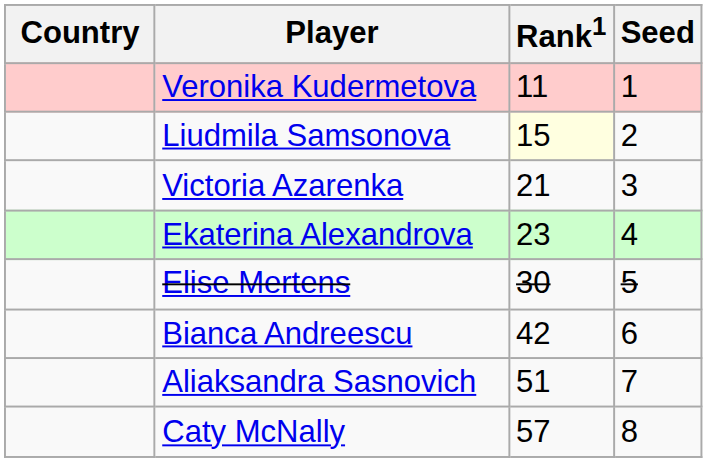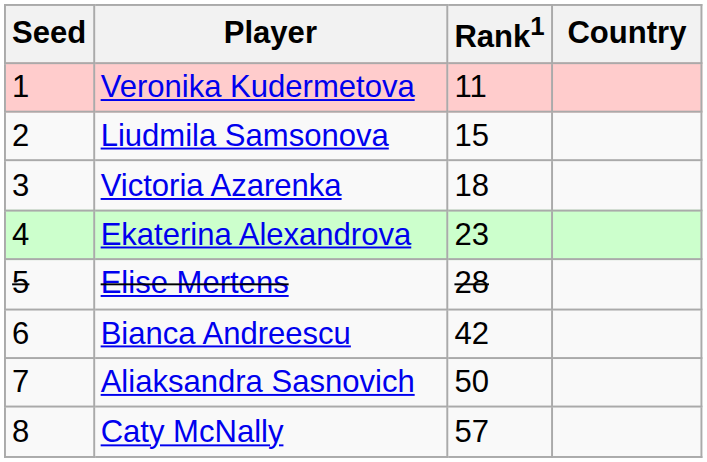columns swapped: (80, 33) <-> (658, 33)
(533, 135) lightyellow background -> (472, 135) no background
(533, 185) 21 -> (472, 185) 18
(533, 283) 30 -> (472, 283) 28
(533, 382) 51 -> (472, 382) 50
